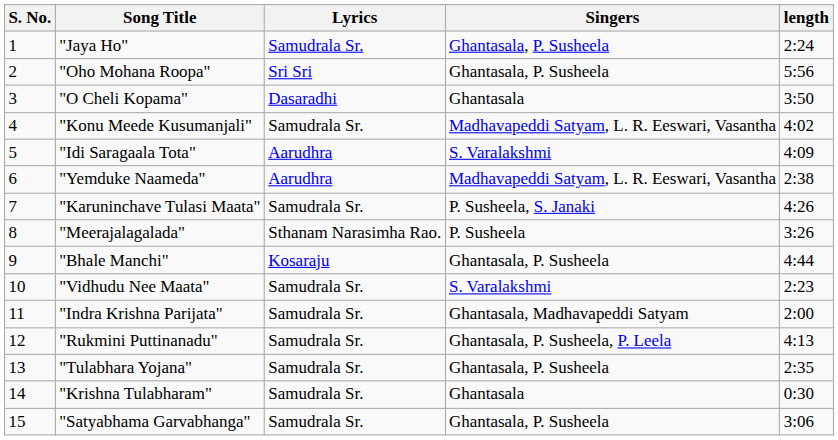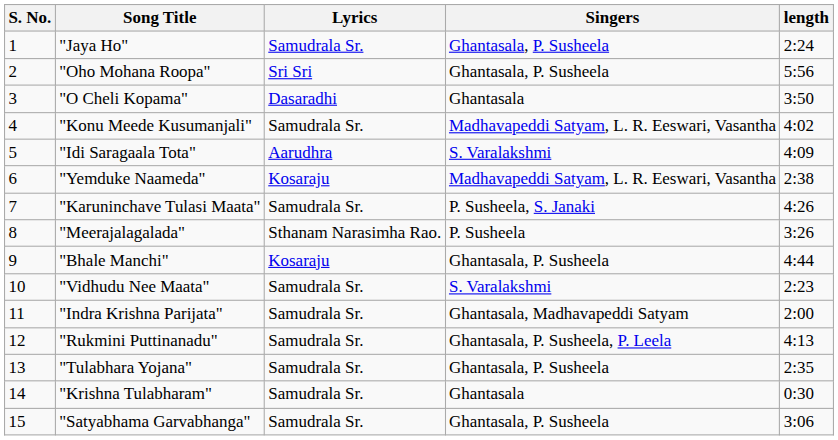(300, 179) Aarudhra -> (299, 179) Kosaraju
